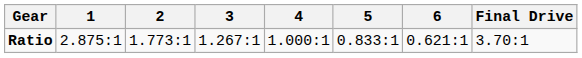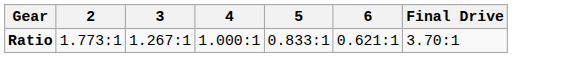- column: (91, 17)
